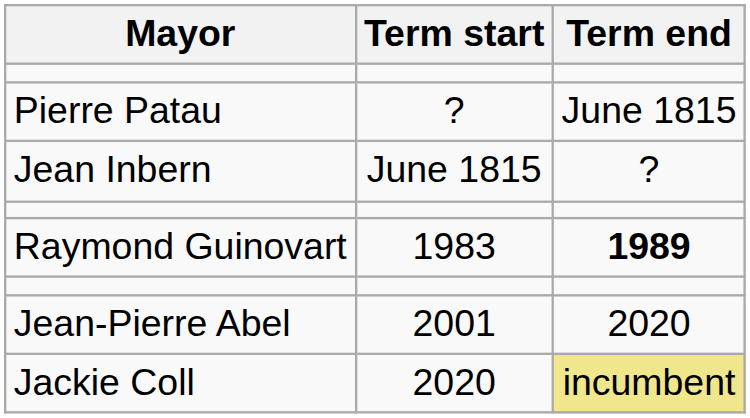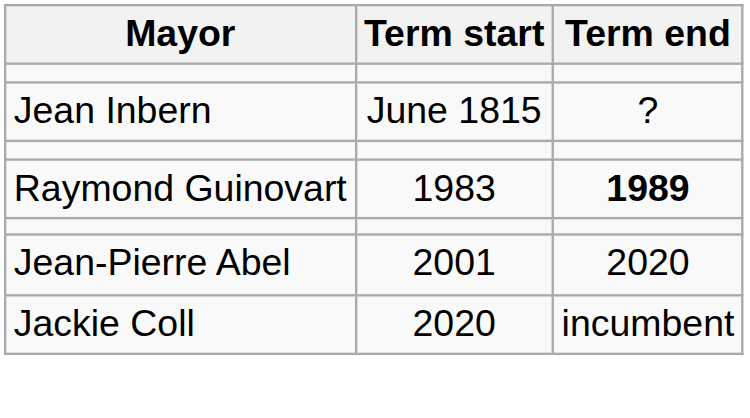- row: (118, 110)
(649, 382) khaki background -> (648, 323) no background
